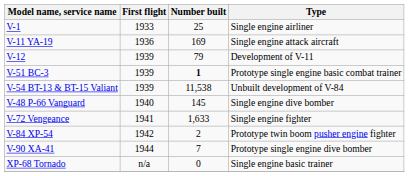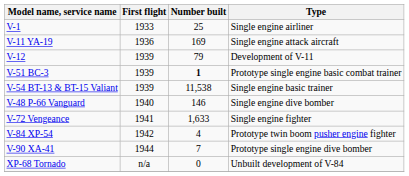(287, 88) Unbuilt development of V-84 -> (282, 88) Single engine basic trainer
(198, 103) 145 -> (198, 103) 146
(198, 133) 2 -> (198, 133) 4
(282, 164) Single engine basic trainer -> (287, 164) Unbuilt development of V-84
